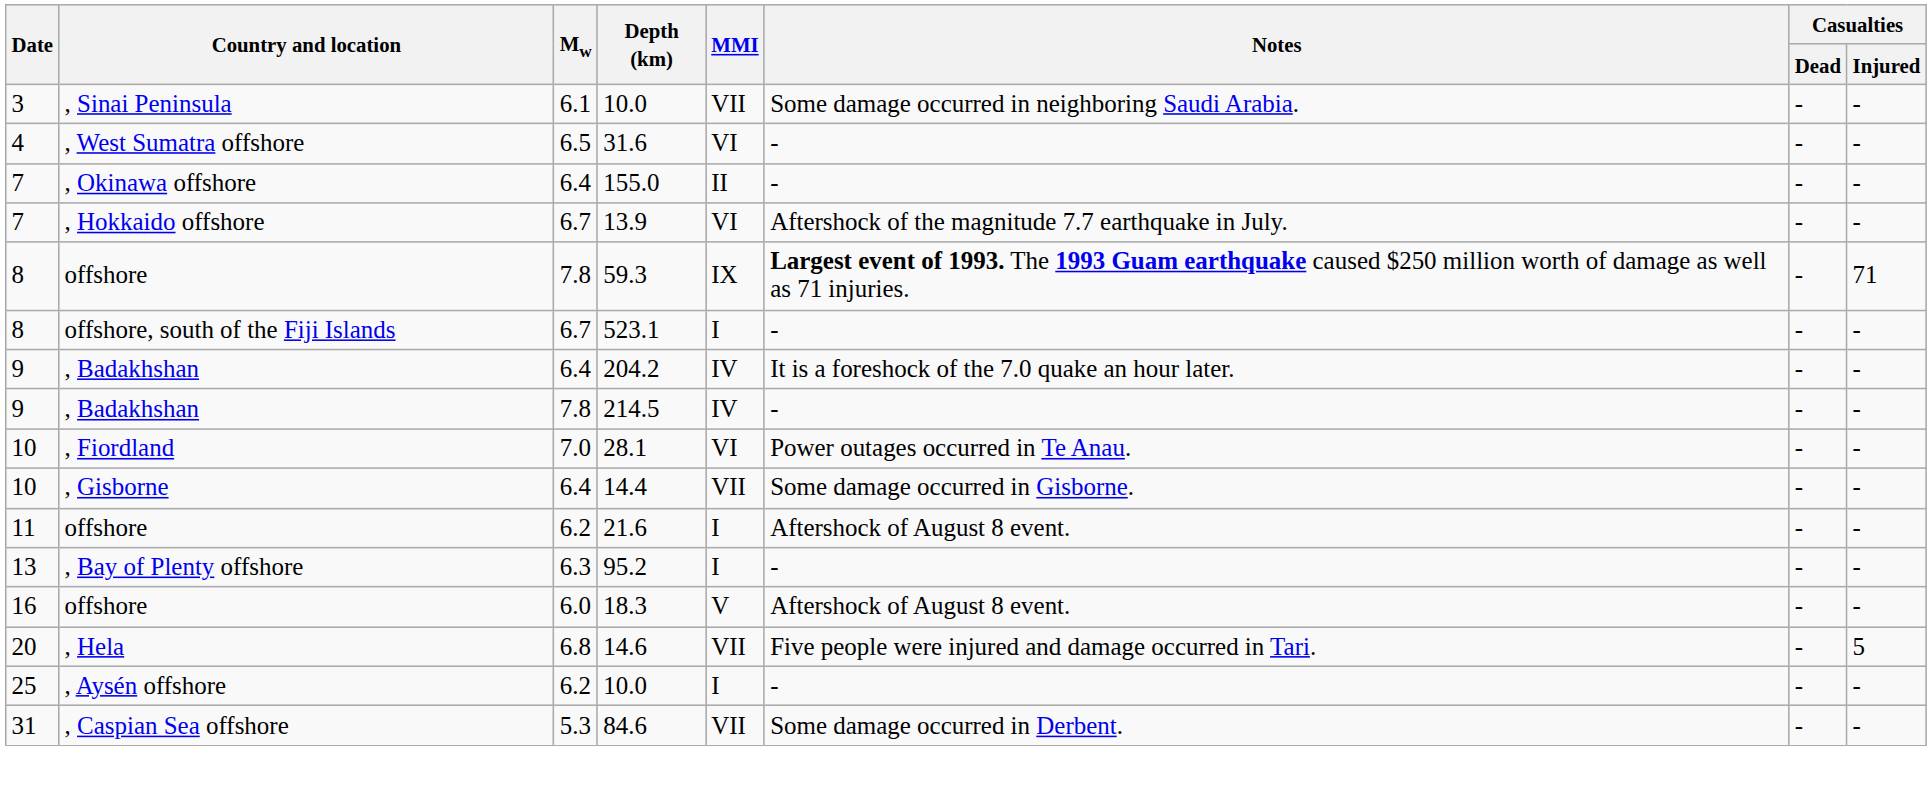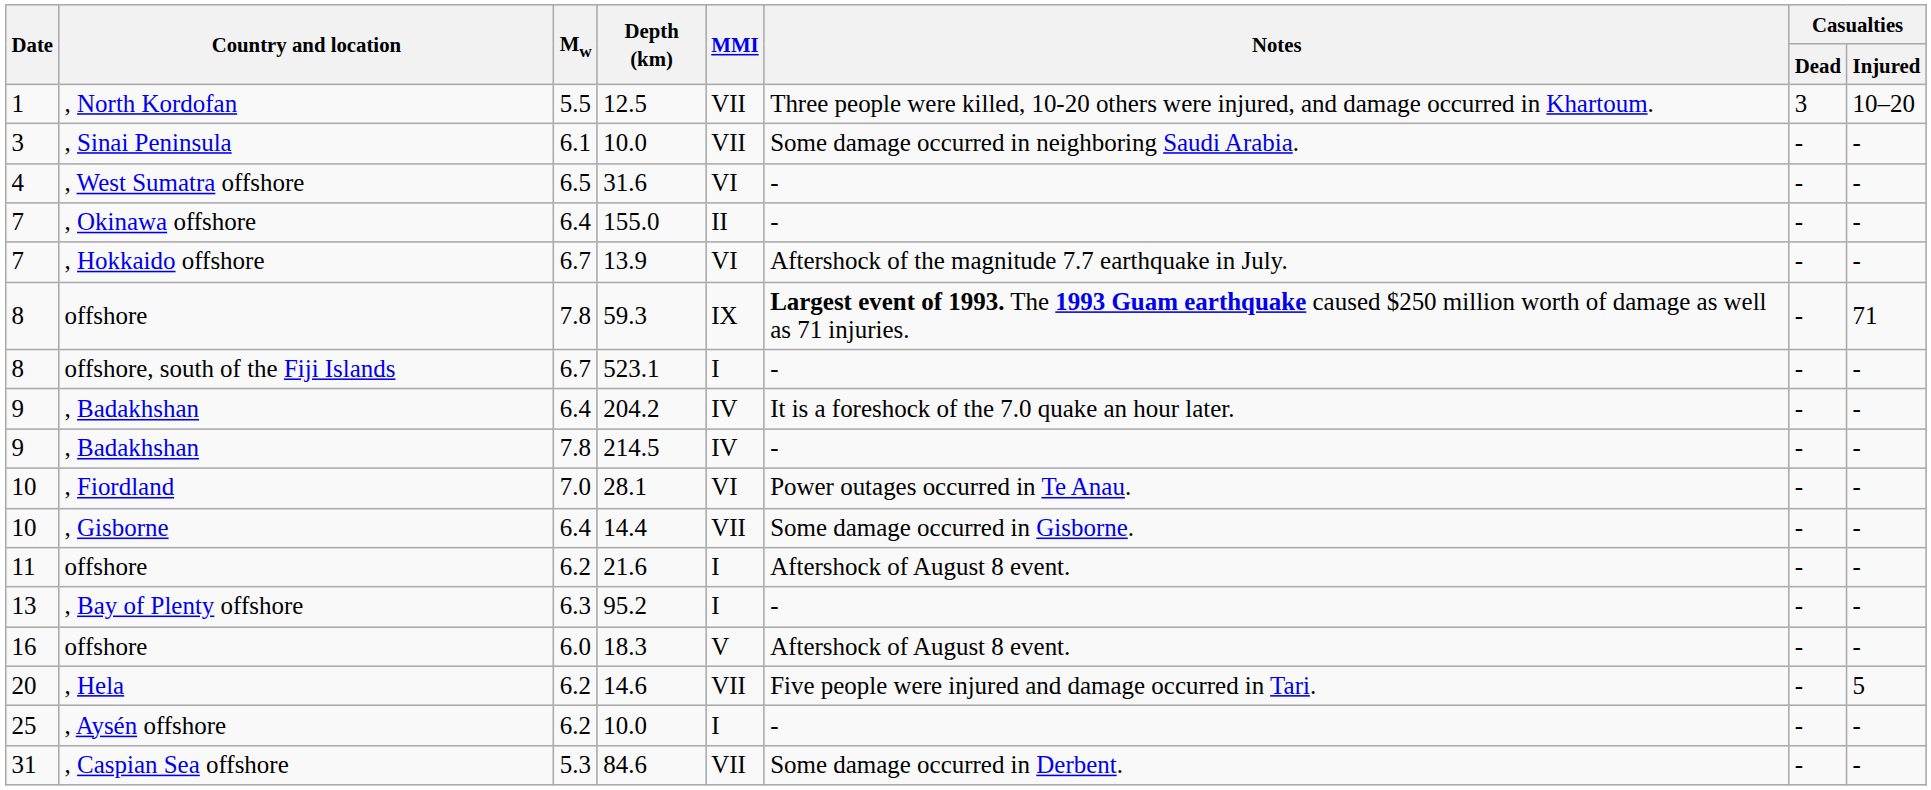+ row: (151, 103)
(575, 646) 6.8 -> (575, 685) 6.2
